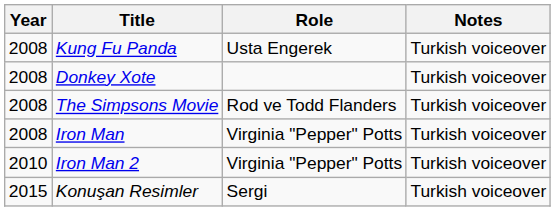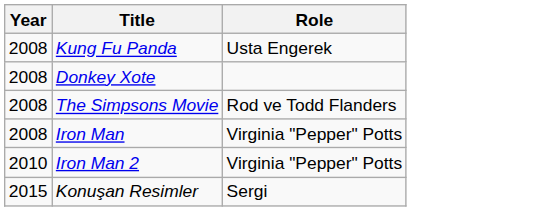- column: (478, 19)
